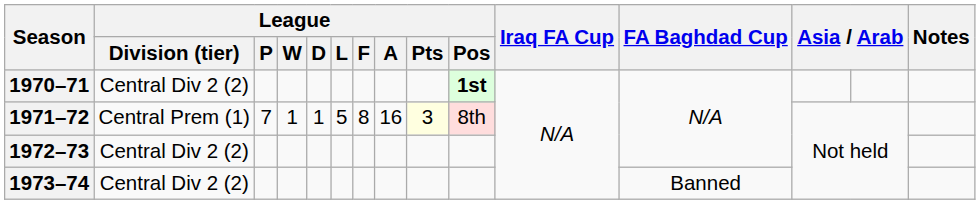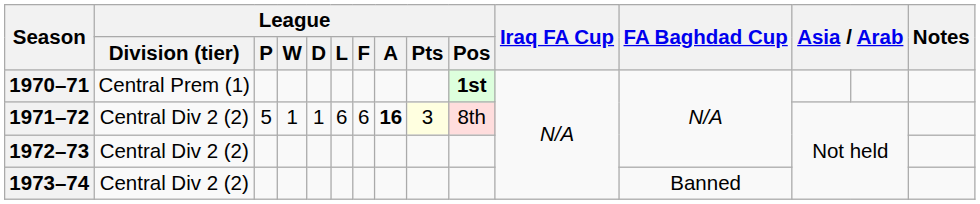(174, 85) Central Div 2 (2) -> (174, 85) Central Prem (1)
(174, 118) Central Prem (1) -> (174, 118) Central Div 2 (2)
(266, 118) 7 -> (266, 118) 5
(342, 118) 5 -> (342, 118) 6
(364, 118) 8 -> (364, 118) 6
(391, 118) normal -> (391, 118) bold
